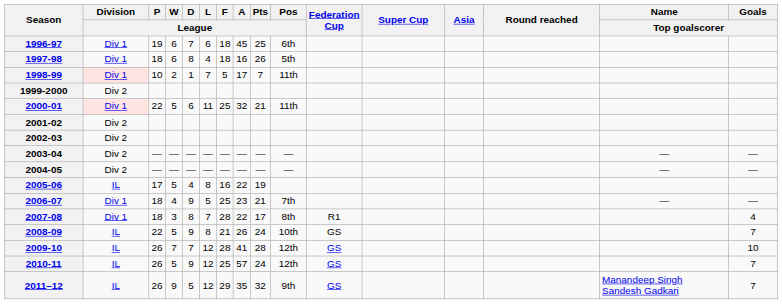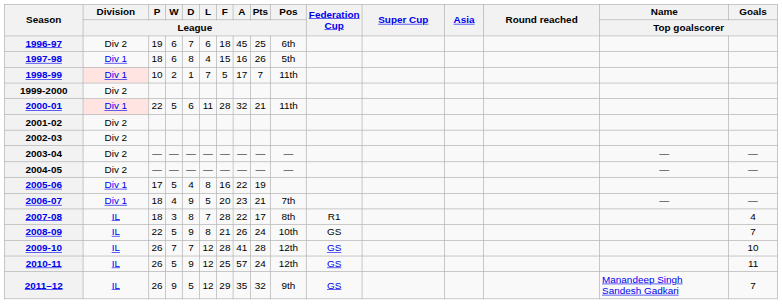(116, 43) Div 1 -> (116, 43) Div 2
(225, 59) 18 -> (225, 59) 15
(225, 106) 25 -> (225, 106) 28
(116, 185) IL -> (116, 185) Div 1
(225, 201) 25 -> (225, 201) 20
(116, 216) Div 1 -> (116, 216) IL
(753, 264) 7 -> (753, 264) 11
